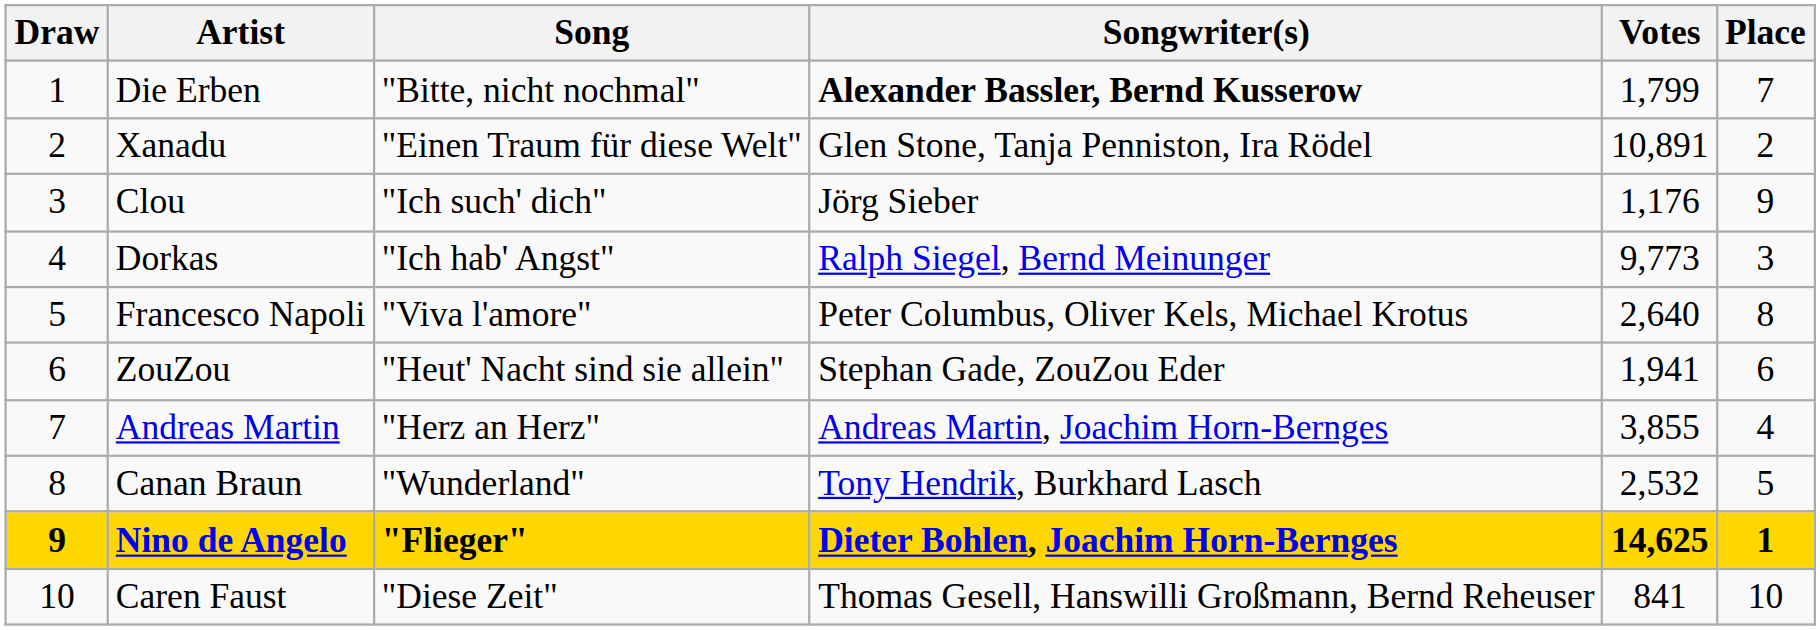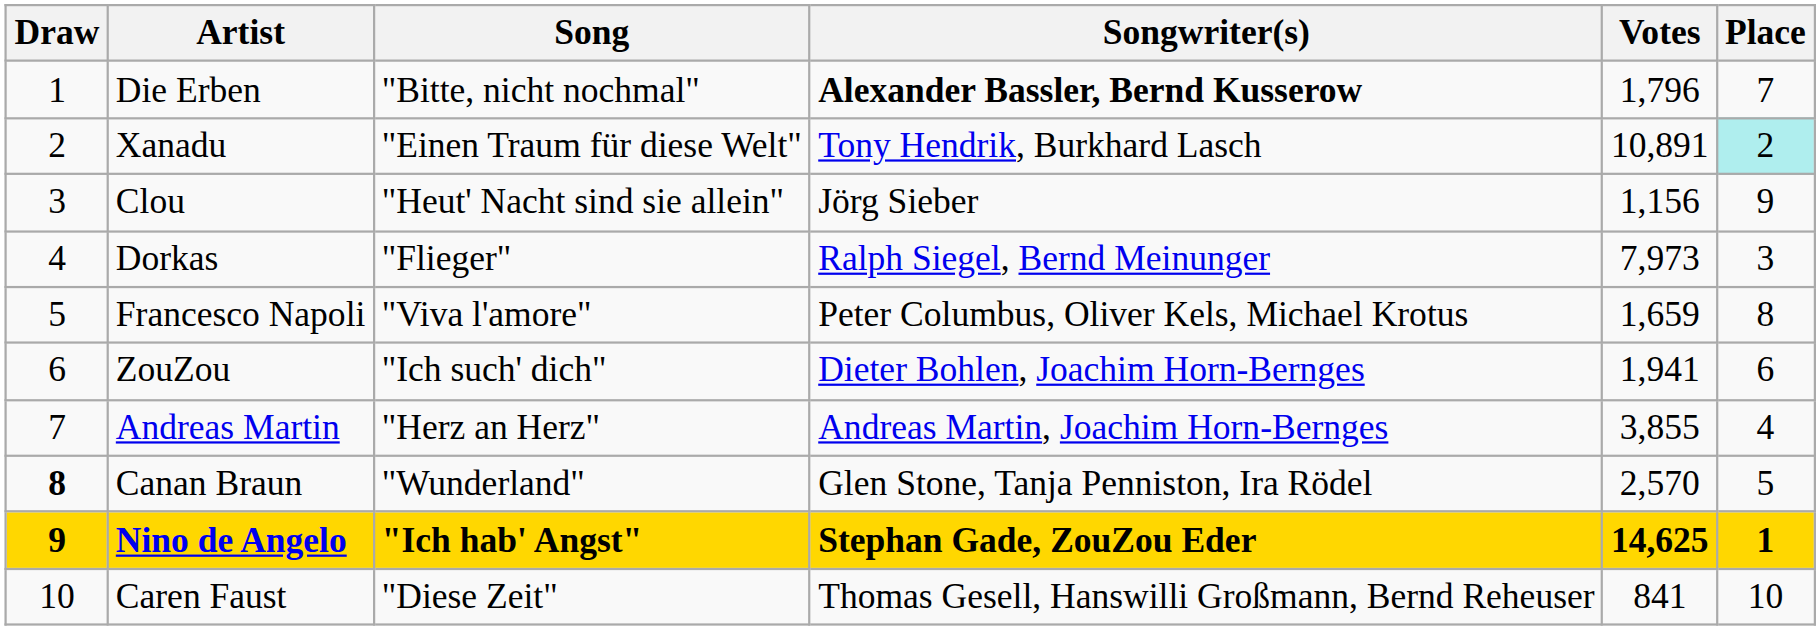(1660, 88) 1,799 -> (1660, 88) 1,796
(1095, 145) Glen Stone, Tanja Penniston, Ira Rödel -> (1040, 145) Tony Hendrik, Burkhard Lasch
(1765, 145) no background -> (1765, 145) paleturquoise background
(494, 201) "Ich such' dich" -> (583, 201) "Heut' Nacht sind sie allein"
(1660, 201) 1,176 -> (1660, 201) 1,156
(498, 257) "Ich hab' Angst" -> (447, 257) "Flieger"
(1660, 257) 9,773 -> (1660, 257) 7,973
(1660, 314) 2,640 -> (1660, 314) 1,659
(583, 370) "Heut' Nacht sind sie allein" -> (494, 370) "Ich such' dich"
(1021, 370) Stephan Gade, ZouZou Eder -> (1091, 370) Dieter Bohlen, Joachim Horn-Bernges
(57, 483) normal -> (57, 483) bold
(1040, 483) Tony Hendrik, Burkhard Lasch -> (1095, 483) Glen Stone, Tanja Penniston, Ira Rödel
(1660, 483) 2,532 -> (1660, 483) 2,570
(455, 539) "Flieger" -> (512, 539) "Ich hab' Angst"
(1108, 539) Dieter Bohlen, Joachim Horn-Bernges -> (1037, 539) Stephan Gade, ZouZou Eder
